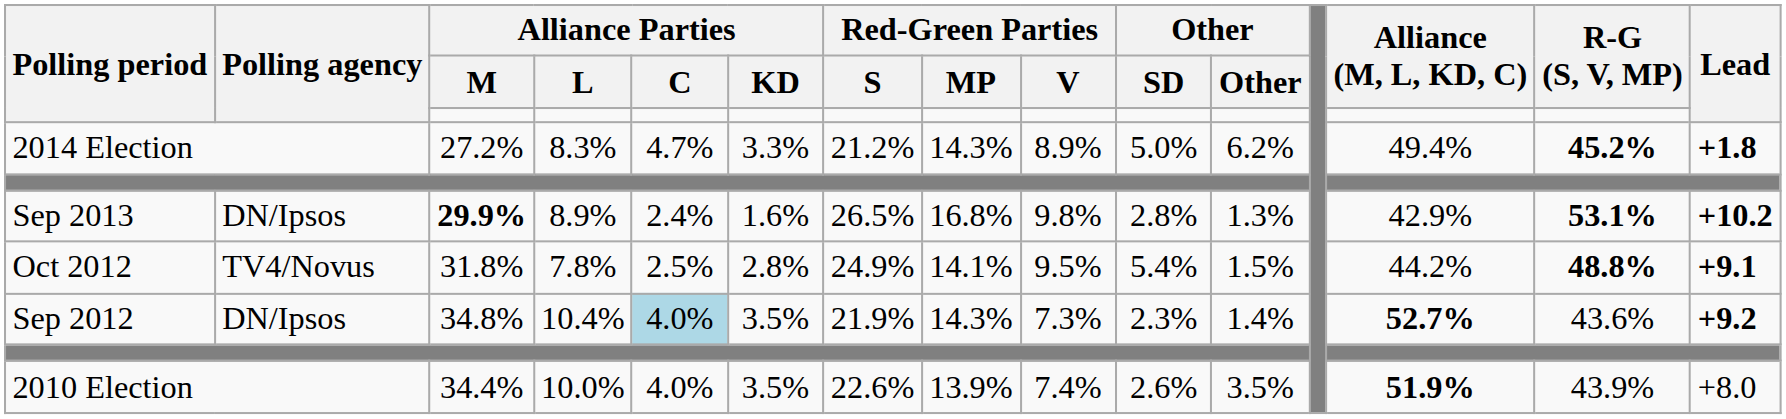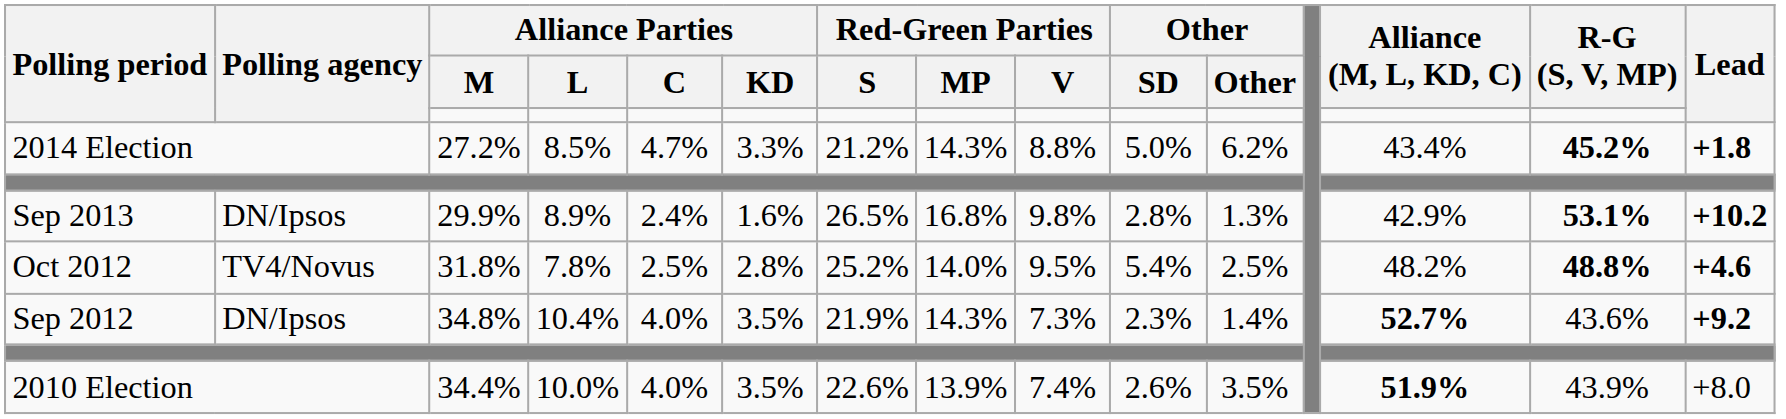(583, 147) 8.3% -> (577, 147) 8.5%
(1068, 147) 8.9% -> (1063, 147) 8.8%
(1430, 147) 49.4% -> (1425, 147) 43.4%
(482, 215) bold -> (479, 215) normal
(873, 266) 24.9% -> (867, 266) 25.2%
(971, 266) 14.1% -> (966, 266) 14.0%
(1260, 266) 1.5% -> (1255, 266) 2.5%
(1430, 266) 44.2% -> (1425, 266) 48.2%
(1727, 266) +9.1 -> (1722, 266) +4.6
(680, 318) lightblue background -> (674, 318) no background
